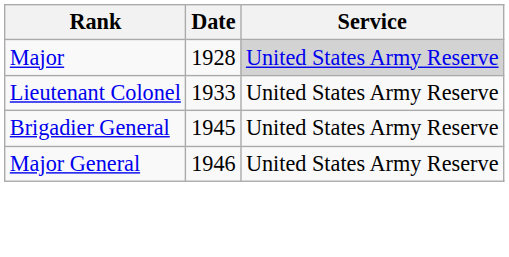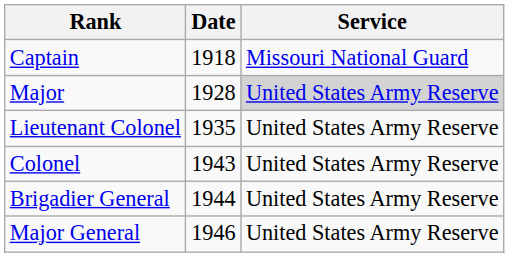+ row: (44, 57)
(213, 92) 1933 -> (213, 127) 1935
+ row: (45, 163)
(213, 127) 1945 -> (213, 198) 1944
